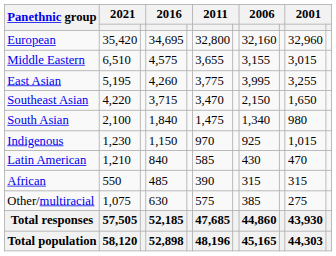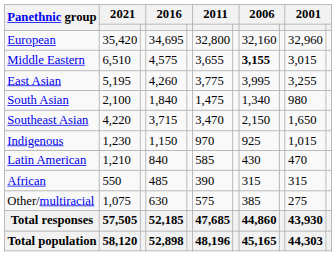(256, 60) normal -> (256, 60) bold
rows swapped: (48, 100) <-> (38, 120)
